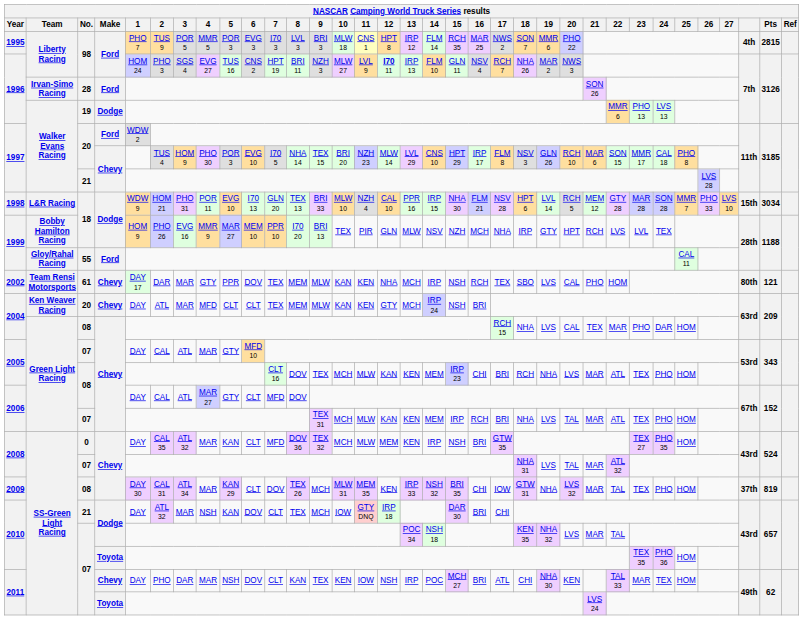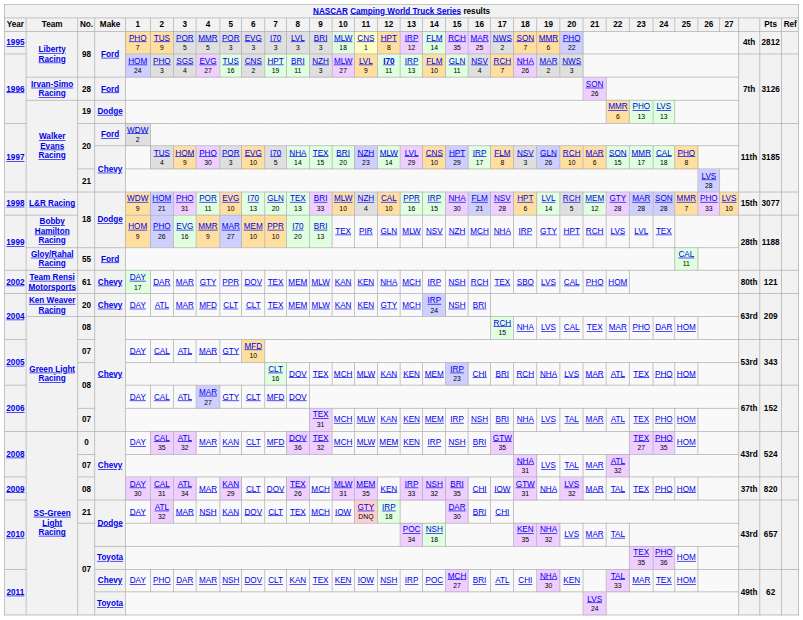(771, 43) 2815 -> (771, 43) 2812
(771, 204) 3034 -> (771, 204) 3077
(480, 420) RCH -> (480, 420) NSH
(771, 489) 819 -> (771, 489) 820
